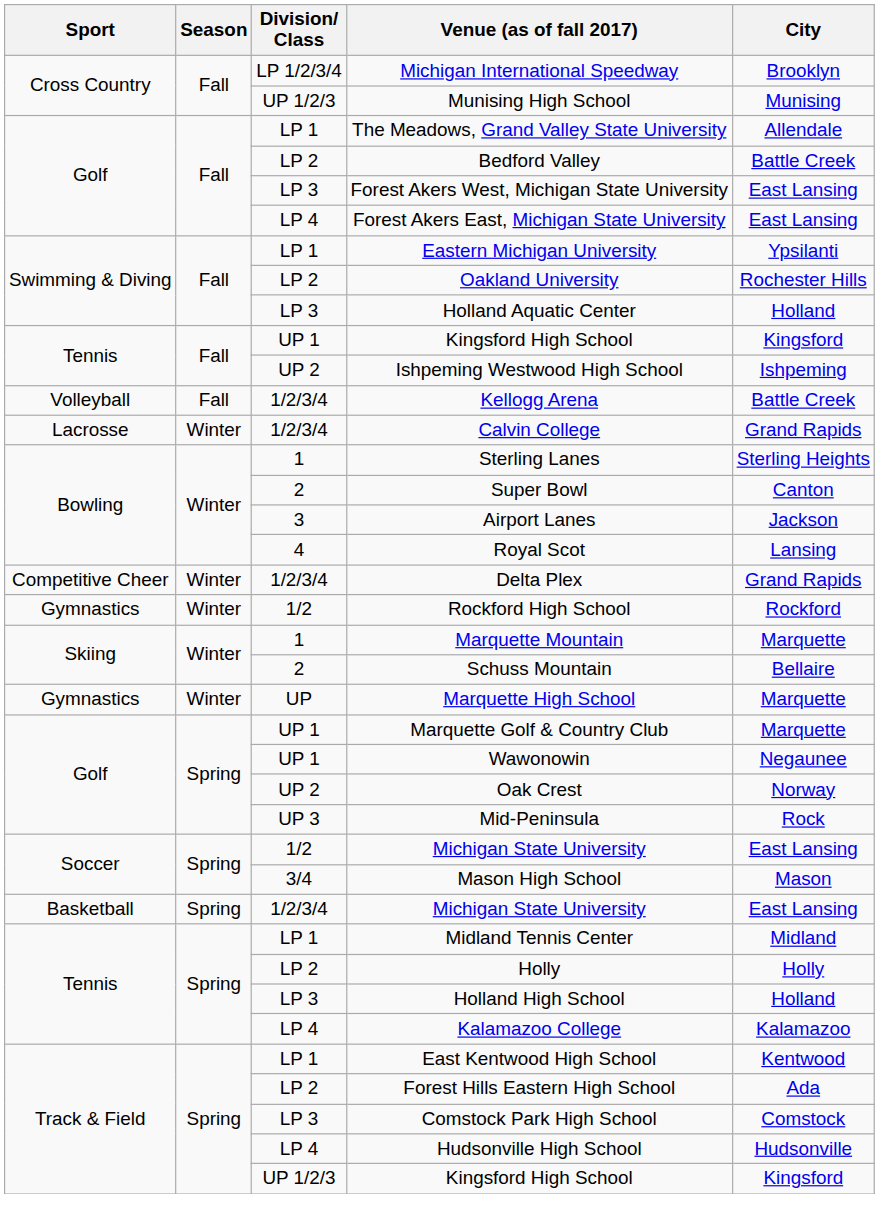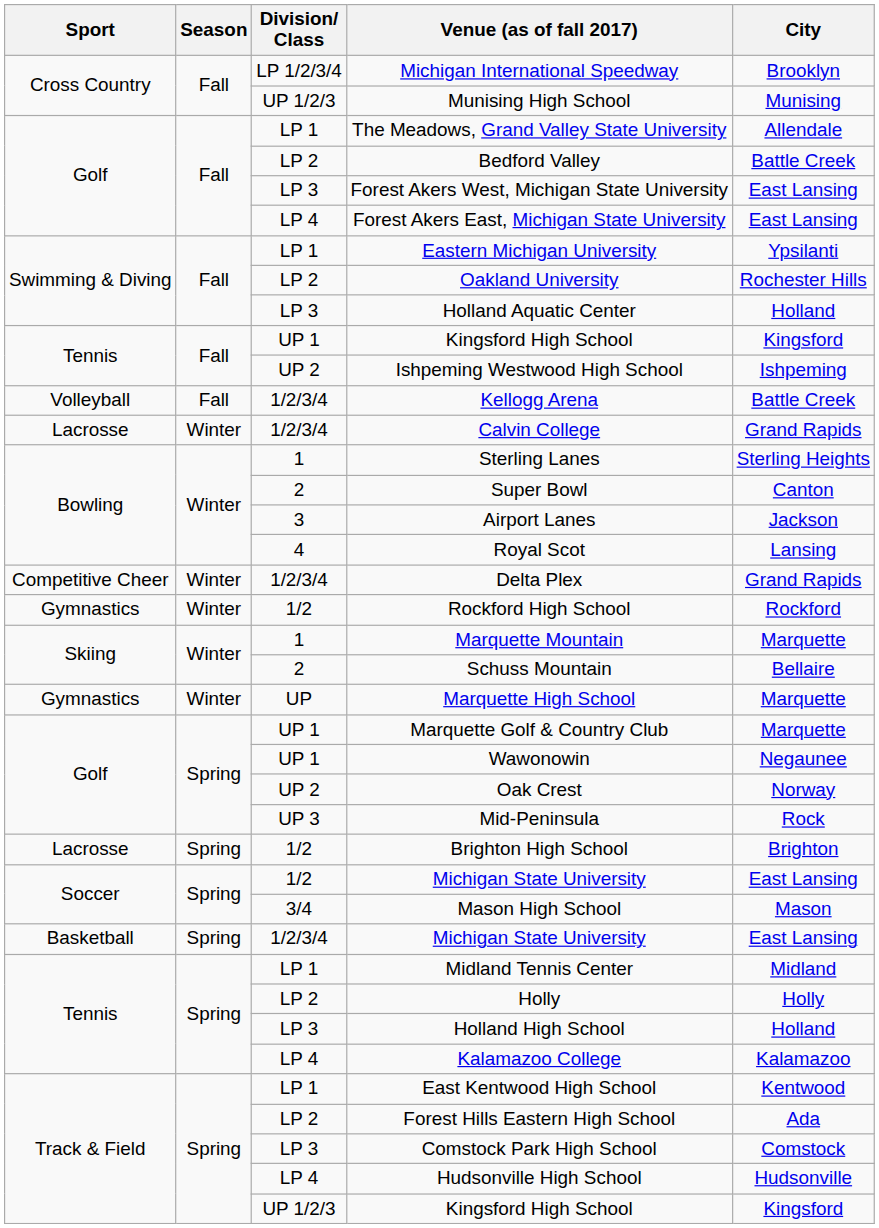+ row: (299, 849)
